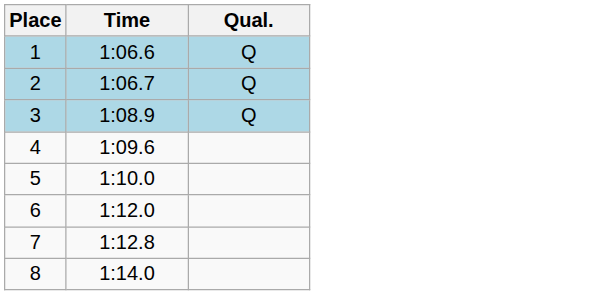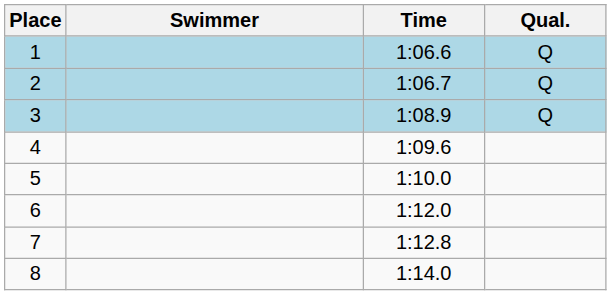+ column: (214, 20)
